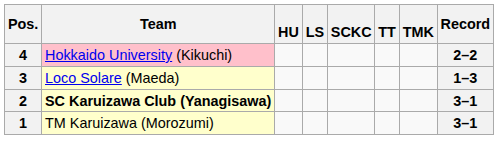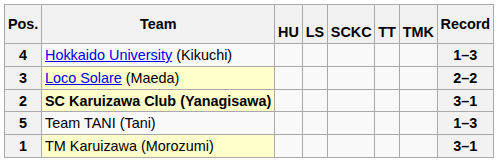(139, 55) pink background -> (139, 55) no background
(465, 55) 2–2 -> (465, 55) 1–3
(465, 78) 1–3 -> (465, 78) 2–2
+ row: (23, 123)
